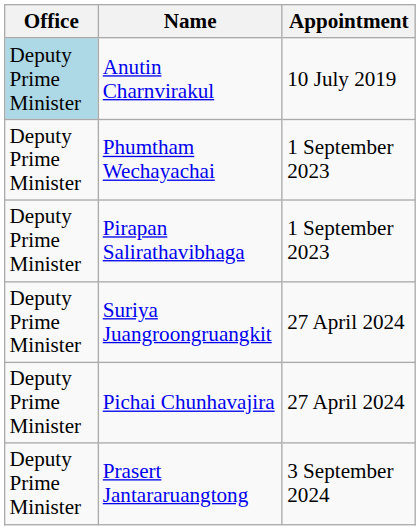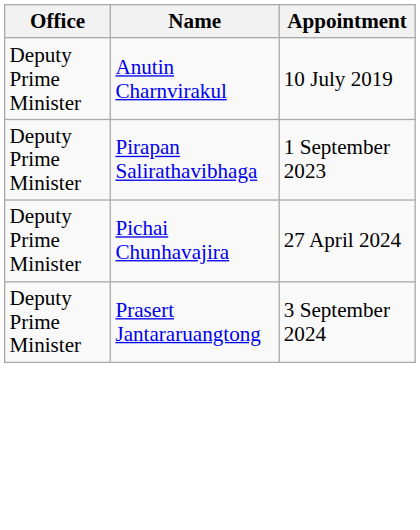(45, 78) lightblue background -> (45, 78) no background
- row: (159, 159)
- row: (187, 321)
